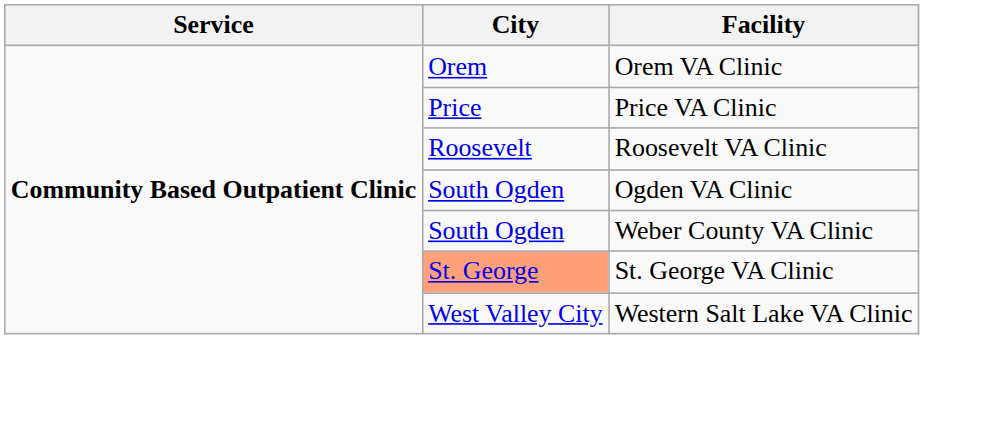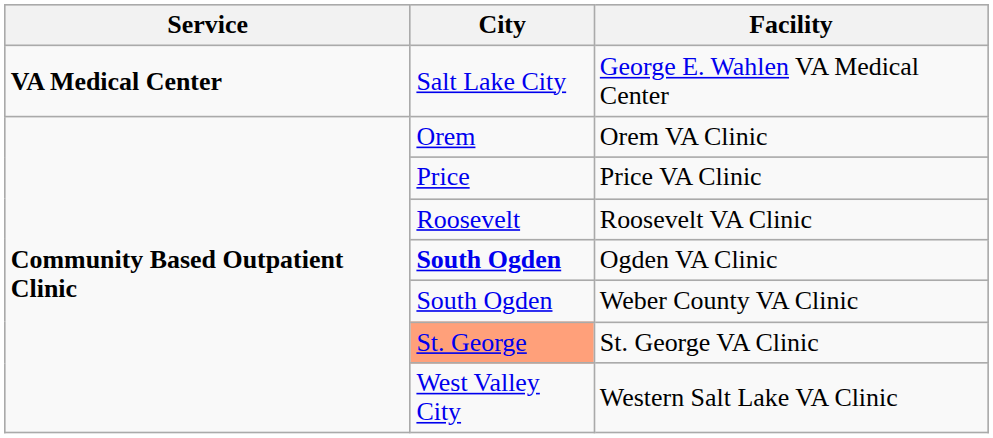+ row: (759, 80)
(496, 189) normal -> (489, 259) bold
